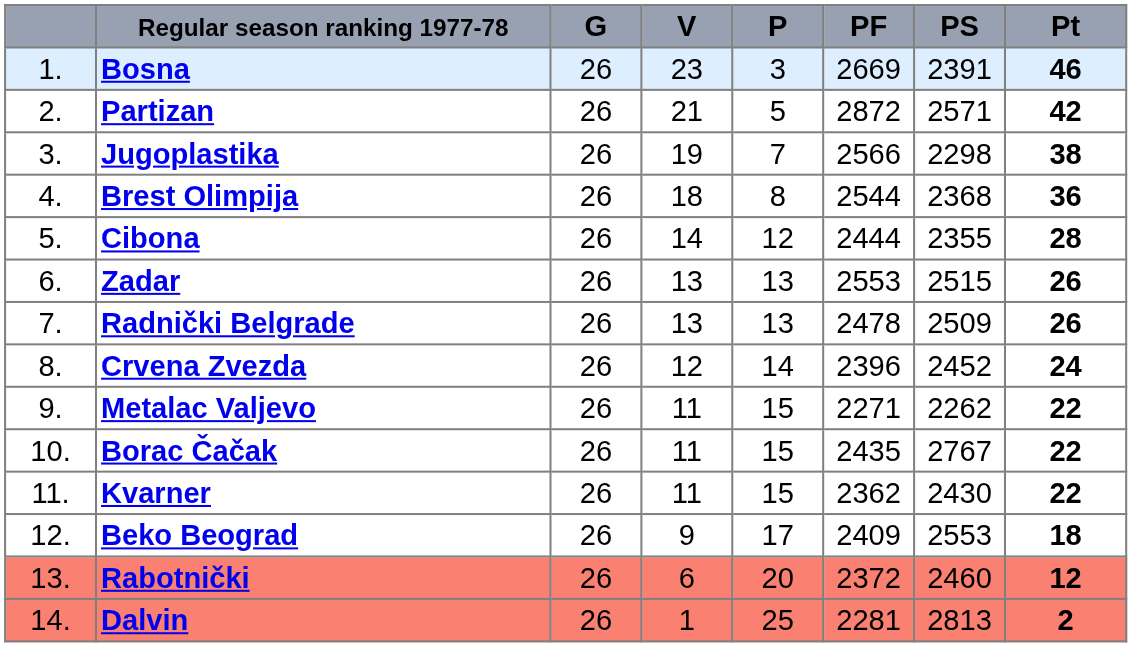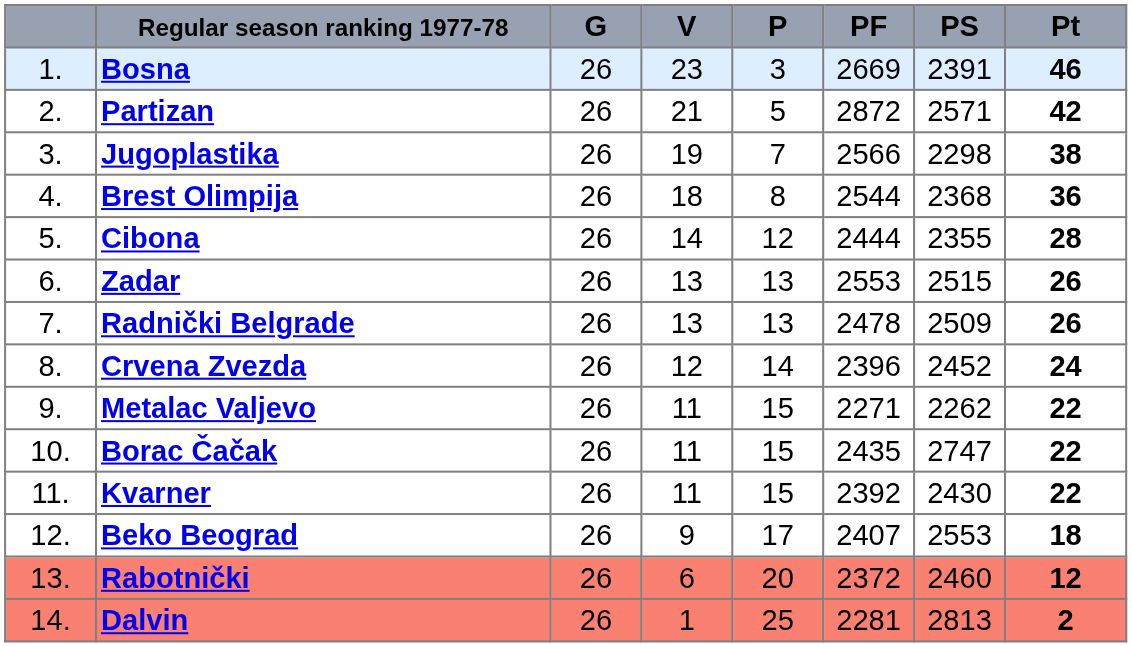(960, 450) 2767 -> (960, 450) 2747
(869, 493) 2362 -> (869, 493) 2392
(869, 535) 2409 -> (869, 535) 2407
